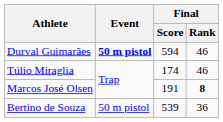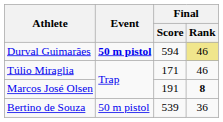(202, 51) no background -> (202, 51) khaki background
(170, 70) 174 -> (170, 70) 171
